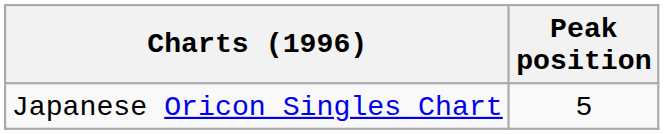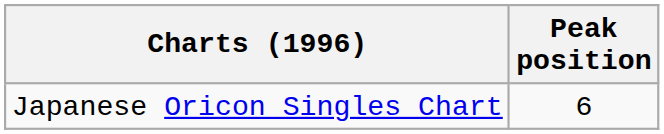(584, 107) 5 -> (584, 107) 6
